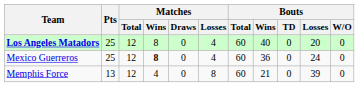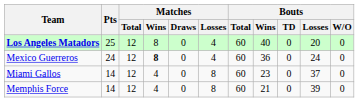(110, 58) 25 -> (110, 58) 24
+ row: (34, 73)
(110, 73) 13 -> (110, 89) 14
